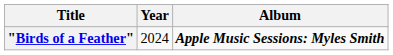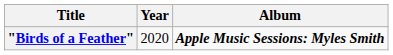(155, 38) 2024 -> (155, 38) 2020
